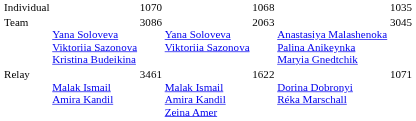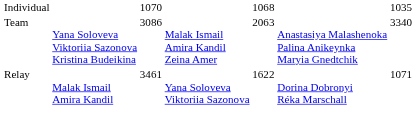(207, 41) Yana Soloveva Viktoriia Sazonova -> (195, 47) Malak Ismail Amira Kandil Zeina Amer
(401, 22) 3045 -> (401, 22) 3340
(195, 99) Malak Ismail Amira Kandil Zeina Amer -> (207, 93) Yana Soloveva Viktoriia Sazonova
